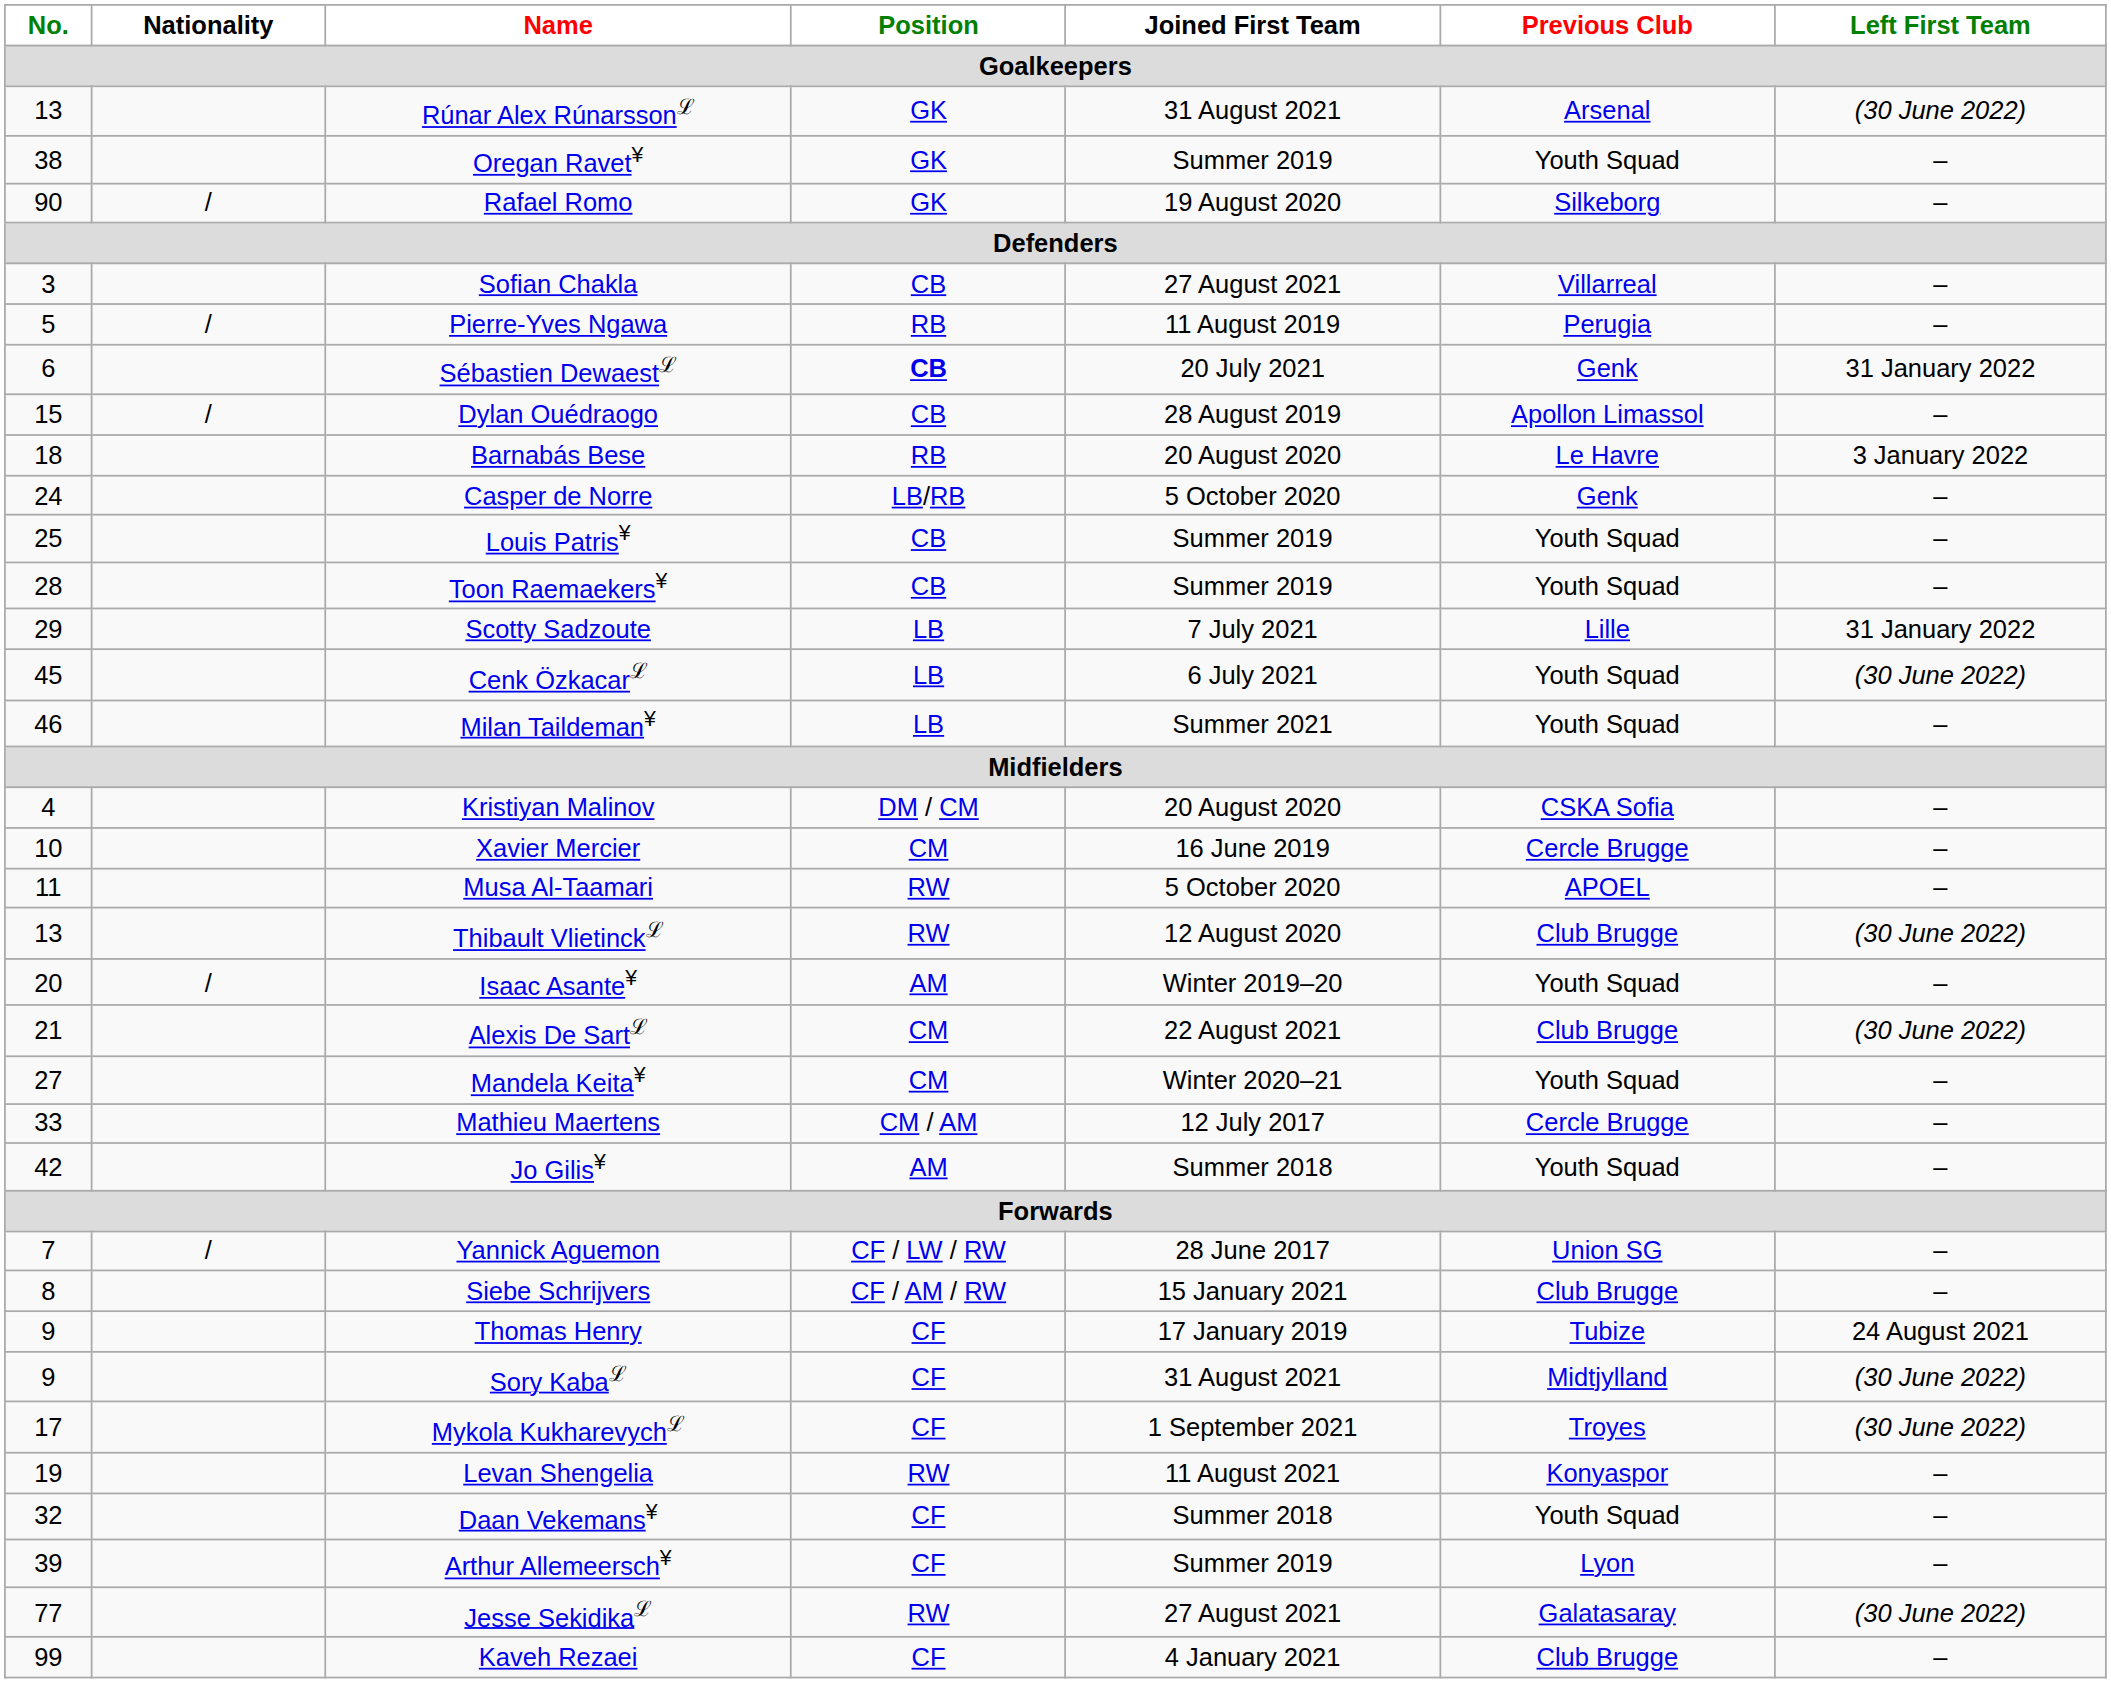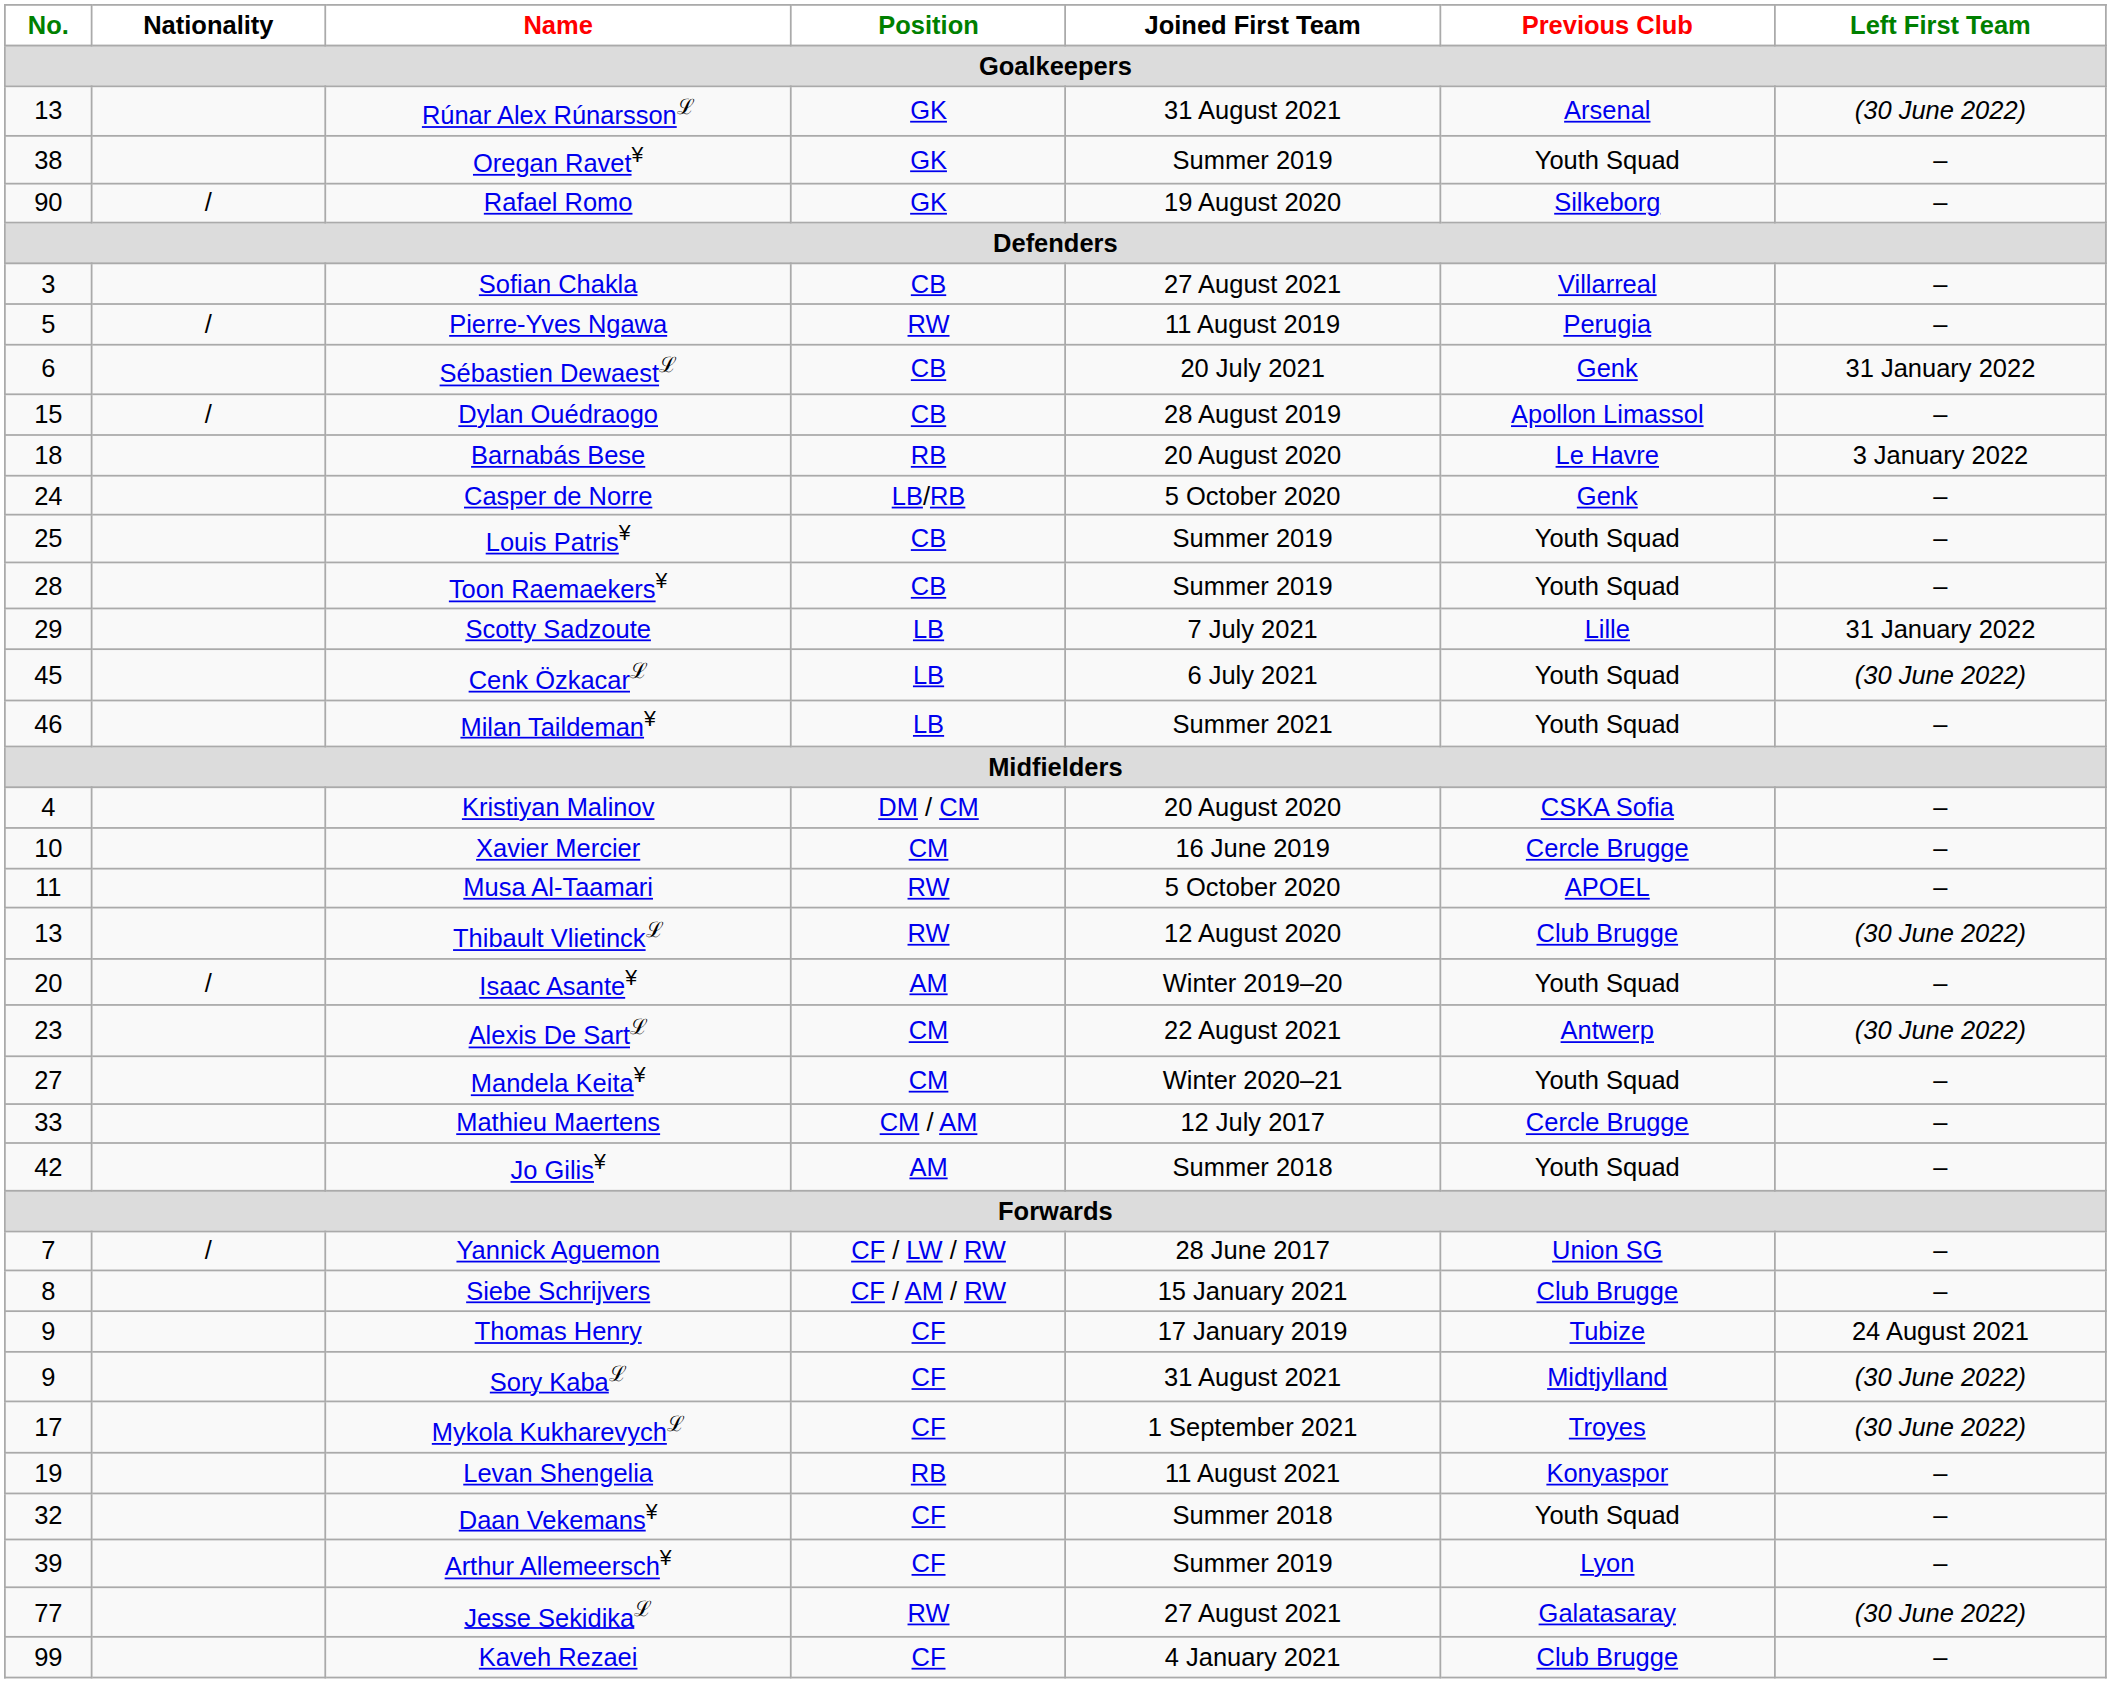(929, 324) RB -> (929, 324) RW
(929, 370) bold -> (929, 370) normal
(48, 1031) 21 -> (48, 1031) 23
(1607, 1031) Club Brugge -> (1607, 1031) Antwerp
(929, 1473) RW -> (929, 1473) RB
